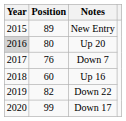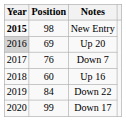(17, 28) normal -> (17, 28) bold
(49, 28) 89 -> (49, 28) 98
(49, 44) 80 -> (49, 44) 69
(49, 92) 82 -> (49, 92) 84
